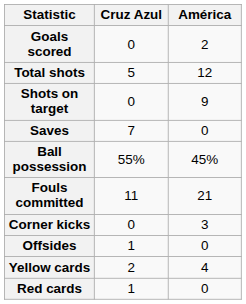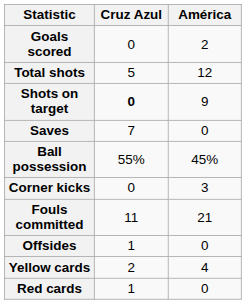(131, 101) normal -> (131, 101) bold
rows swapped: (50, 224) <-> (50, 195)
